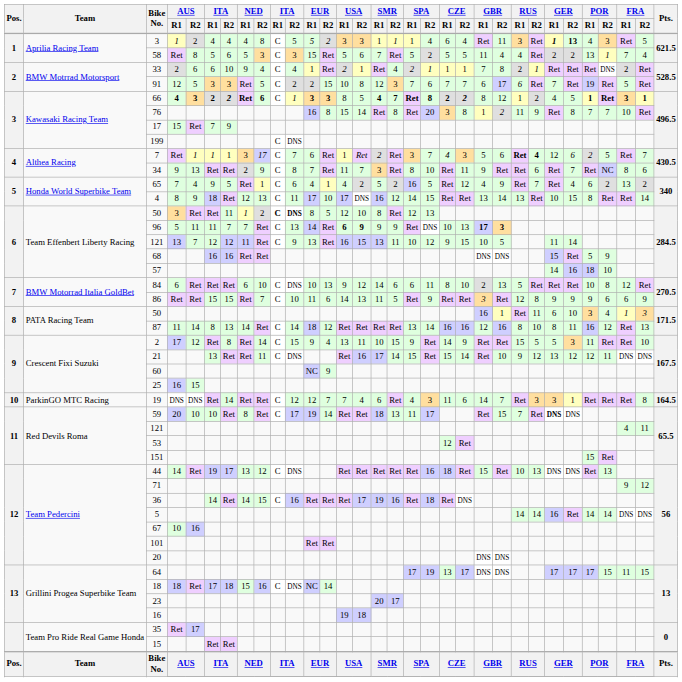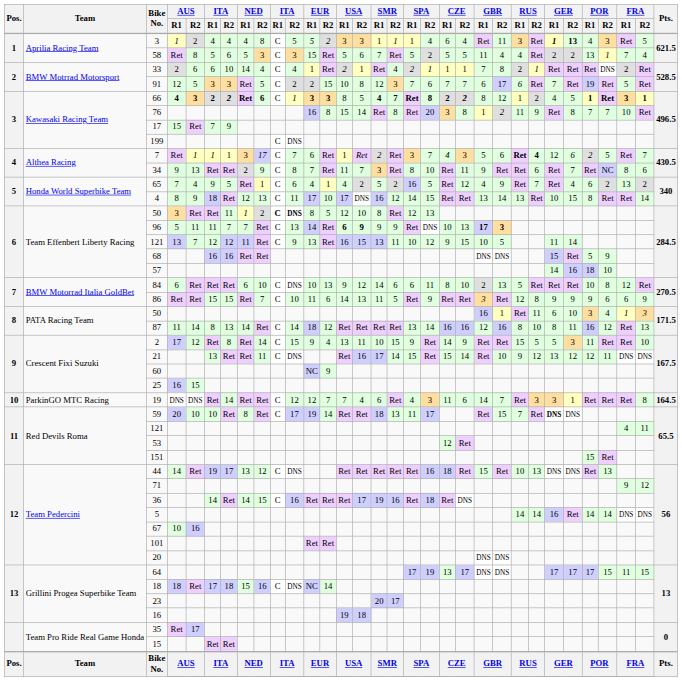(246, 69) 9 -> (246, 69) 14
